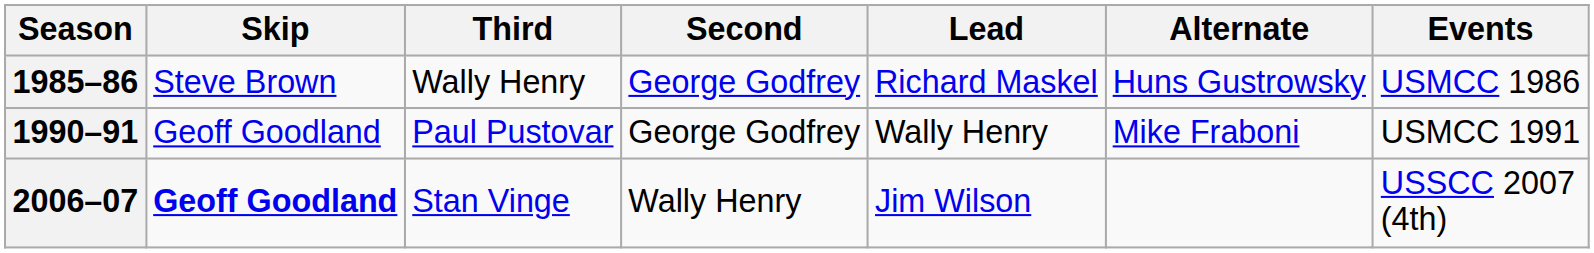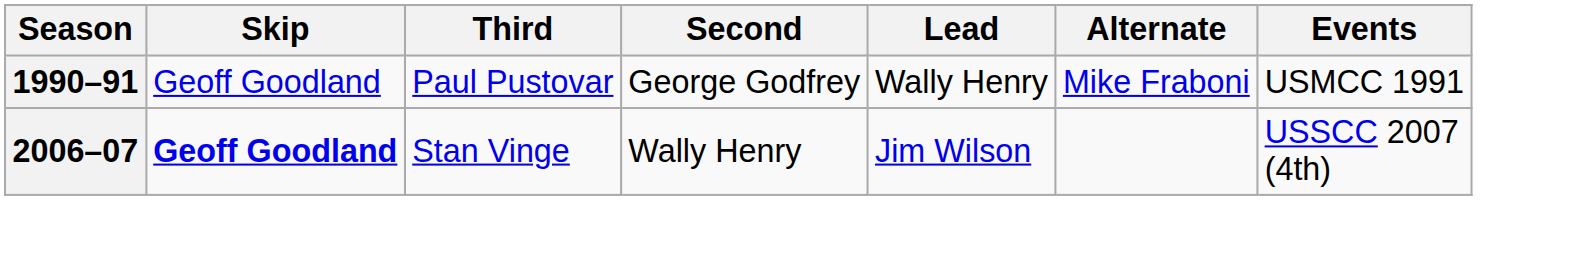- row: (75, 81)
